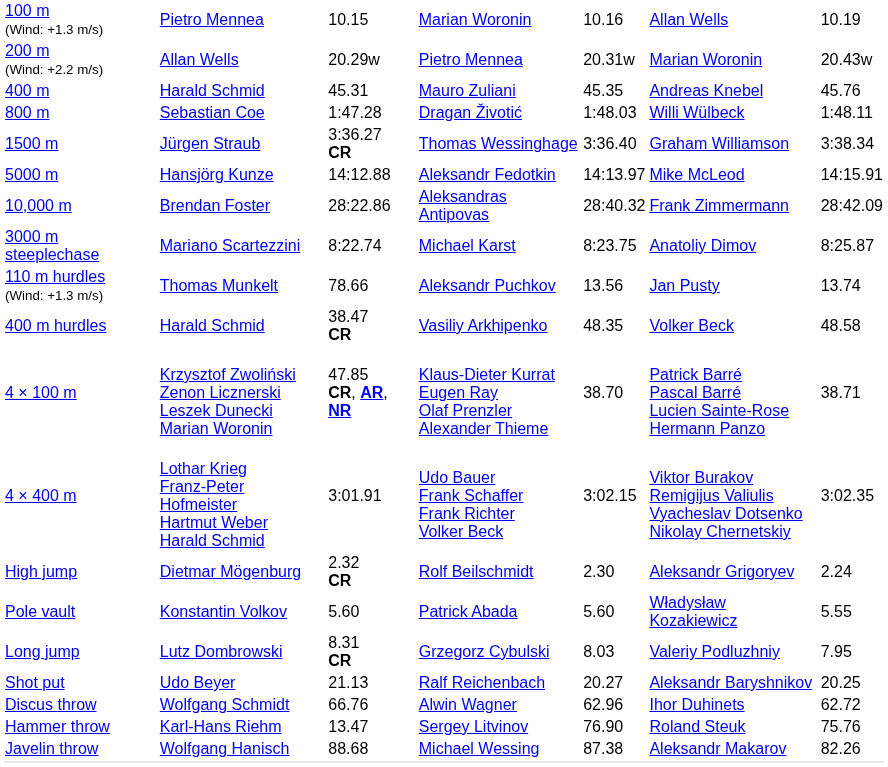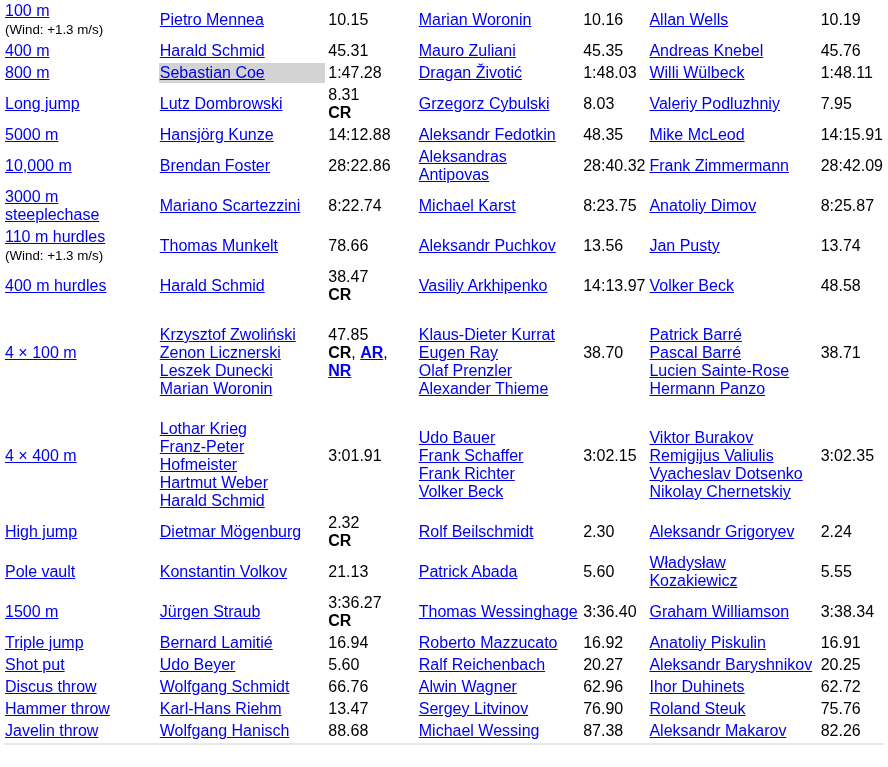- row: (54, 60)
(212, 112) no background -> (212, 72) lightgrey background
rows swapped: (32, 144) <-> (42, 652)
(614, 174) 14:13.97 -> (603, 134) 48.35
(603, 326) 48.35 -> (614, 286) 14:13.97
(344, 612) 5.60 -> (348, 572) 21.13
+ row: (44, 642)
(348, 682) 21.13 -> (344, 664) 5.60
